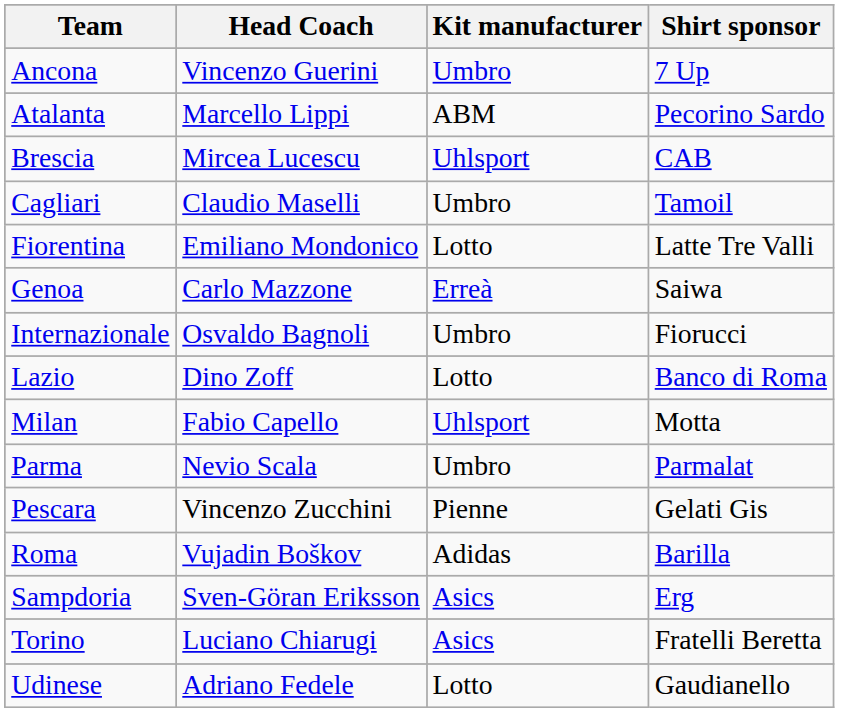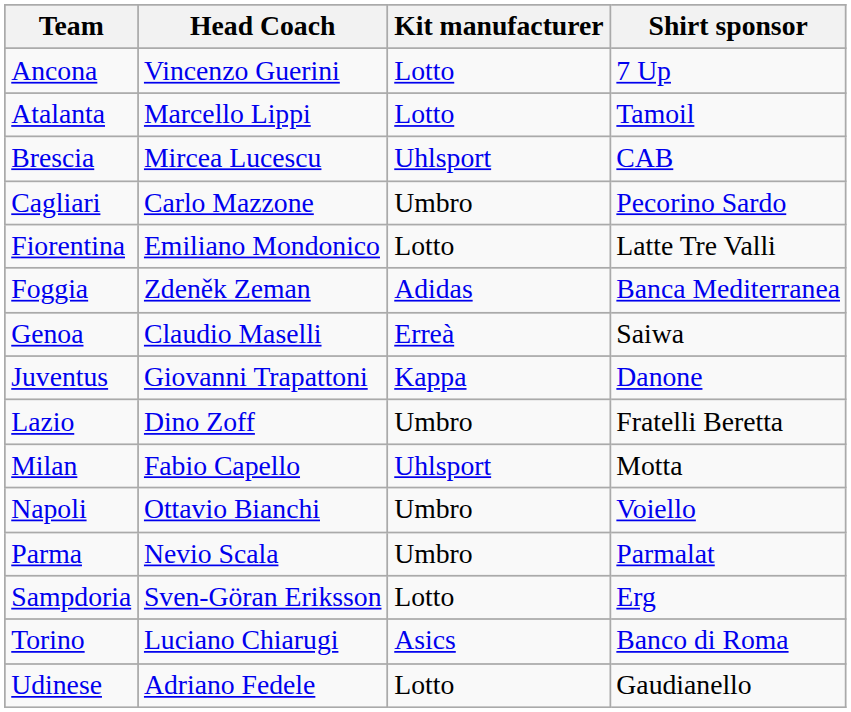(472, 70) Umbro -> (424, 70) Lotto
(464, 114) ABM -> (424, 114) Lotto
(740, 114) Pecorino Sardo -> (655, 114) Tamoil
(271, 202) Claudio Maselli -> (229, 202) Carlo Mazzone
(694, 202) Tamoil -> (701, 202) Pecorino Sardo
+ row: (50, 289)
(267, 289) Carlo Mazzone -> (233, 333) Claudio Maselli
- row: (90, 333)
+ row: (60, 377)
(463, 377) Lotto -> (433, 421) Umbro
(741, 377) Banco di Roma -> (700, 421) Fratelli Beretta
+ row: (49, 509)
- row: (54, 509)
- row: (44, 553)
(463, 597) Asics -> (424, 597) Lotto
(738, 641) Fratelli Beretta -> (702, 641) Banco di Roma
